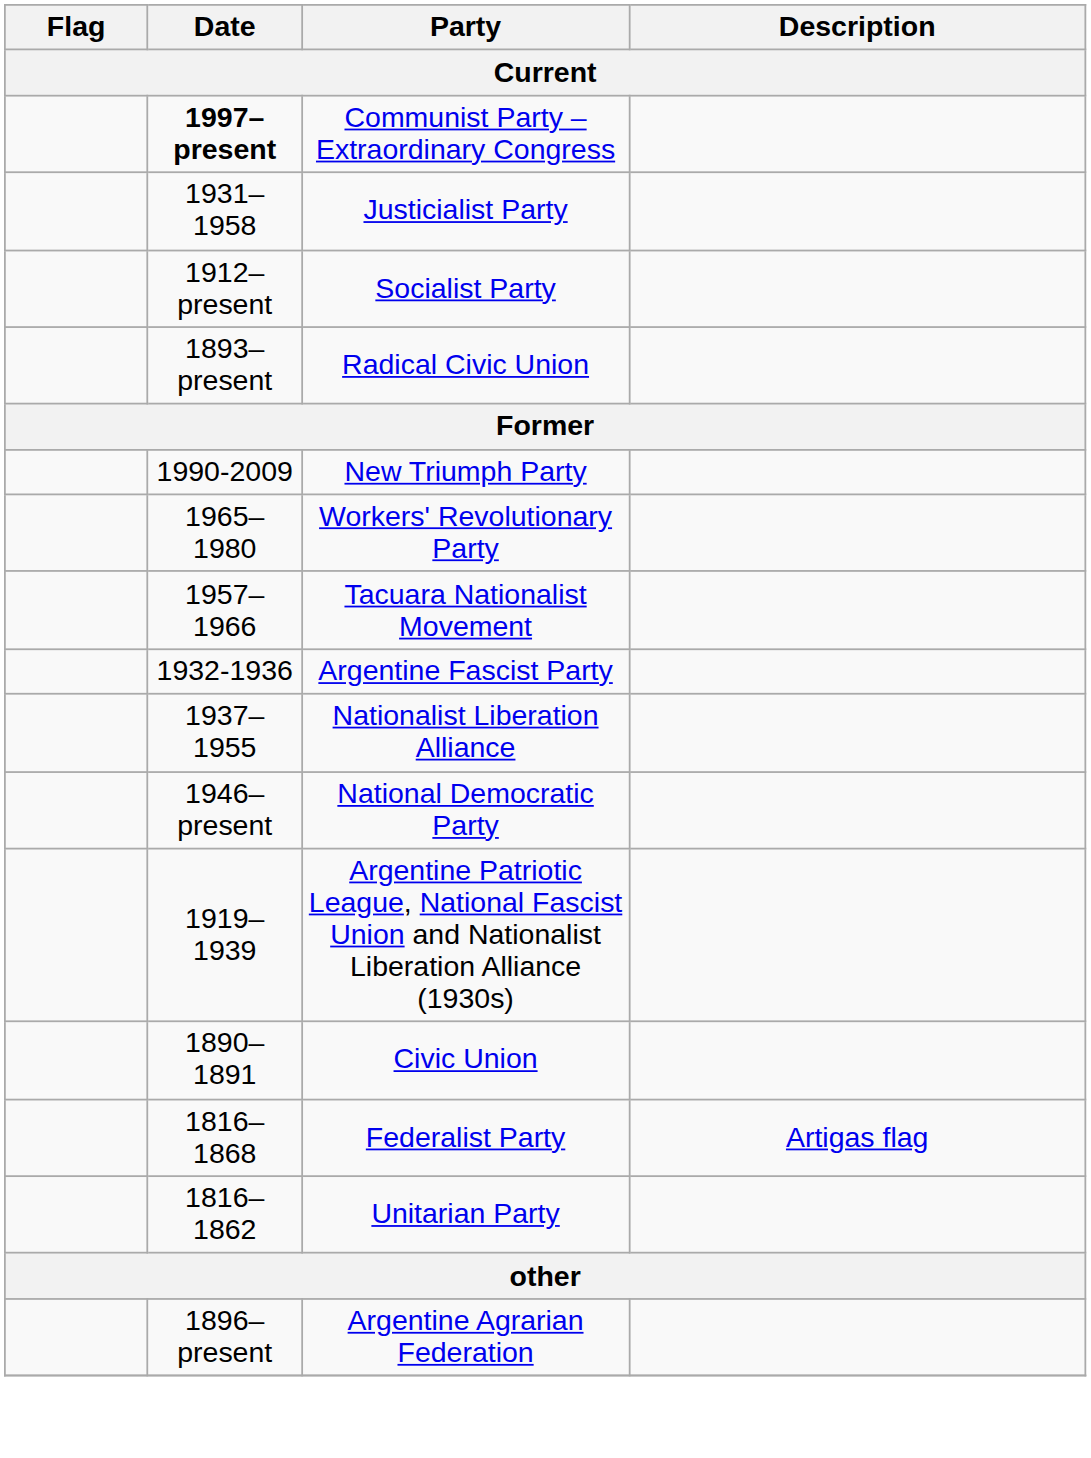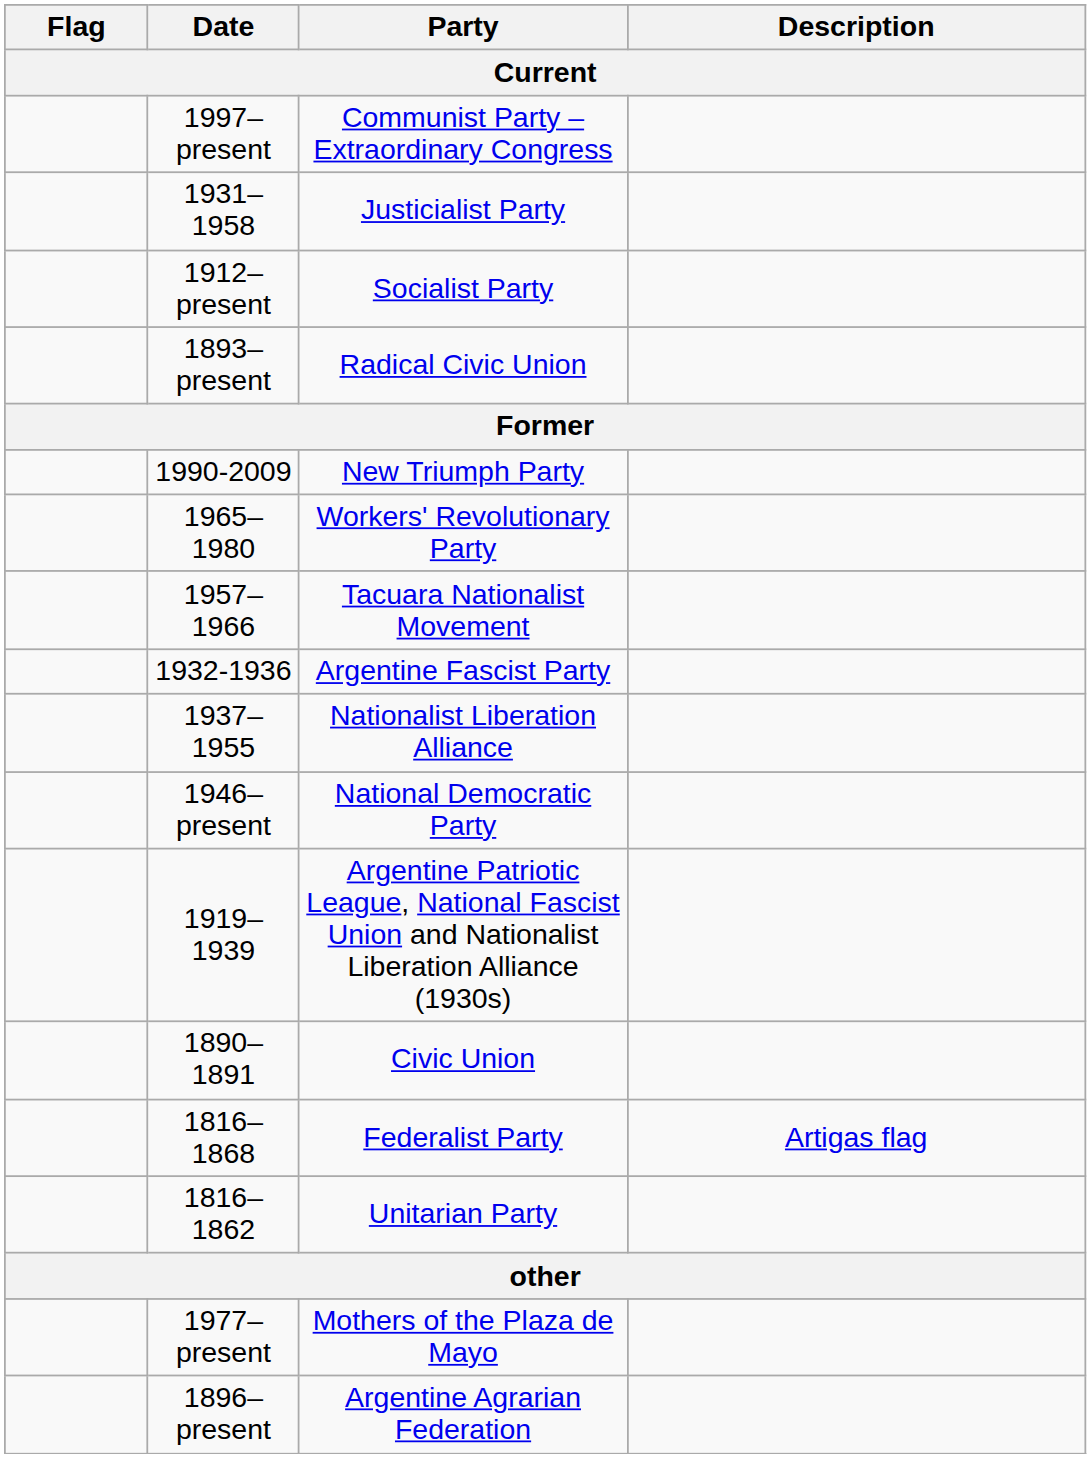(225, 133) bold -> (223, 133) normal
+ row: (463, 1336)
